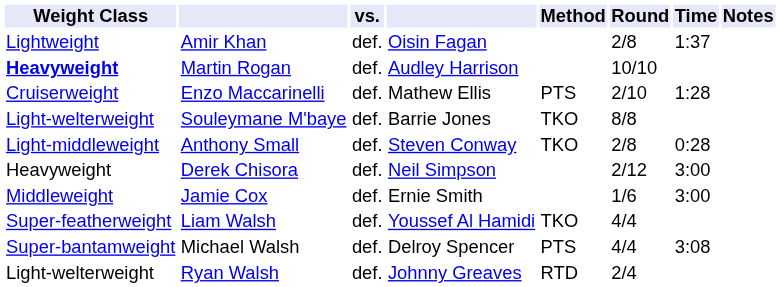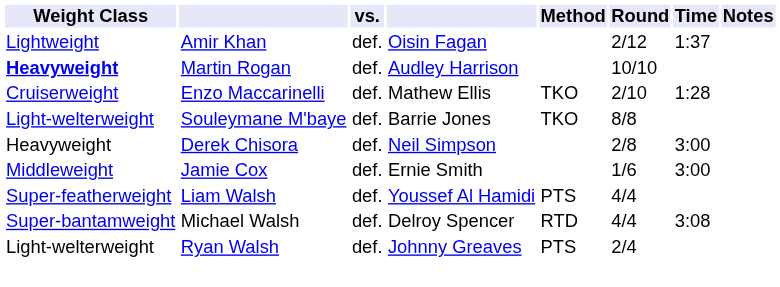(624, 42) 2/8 -> (629, 42) 2/12
(558, 93) PTS -> (559, 93) TKO
- row: (240, 144)
(629, 170) 2/12 -> (624, 144) 2/8
(559, 221) TKO -> (558, 196) PTS
(558, 247) PTS -> (559, 221) RTD
(559, 273) RTD -> (558, 247) PTS
